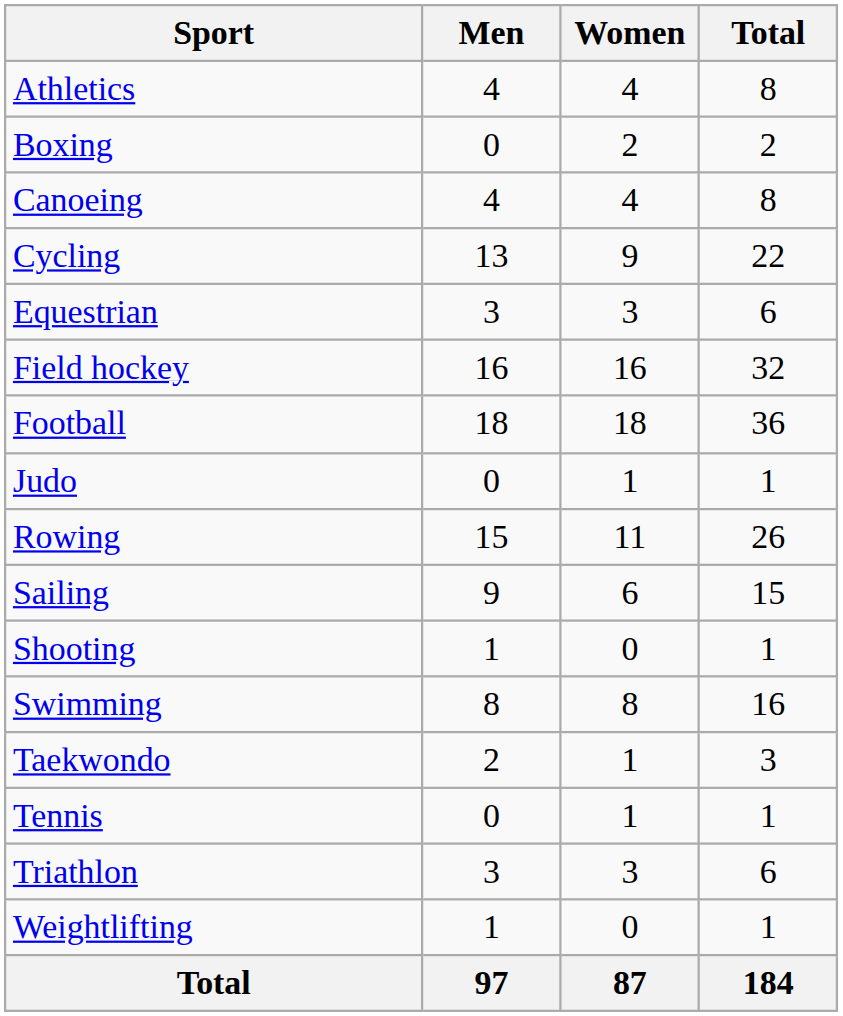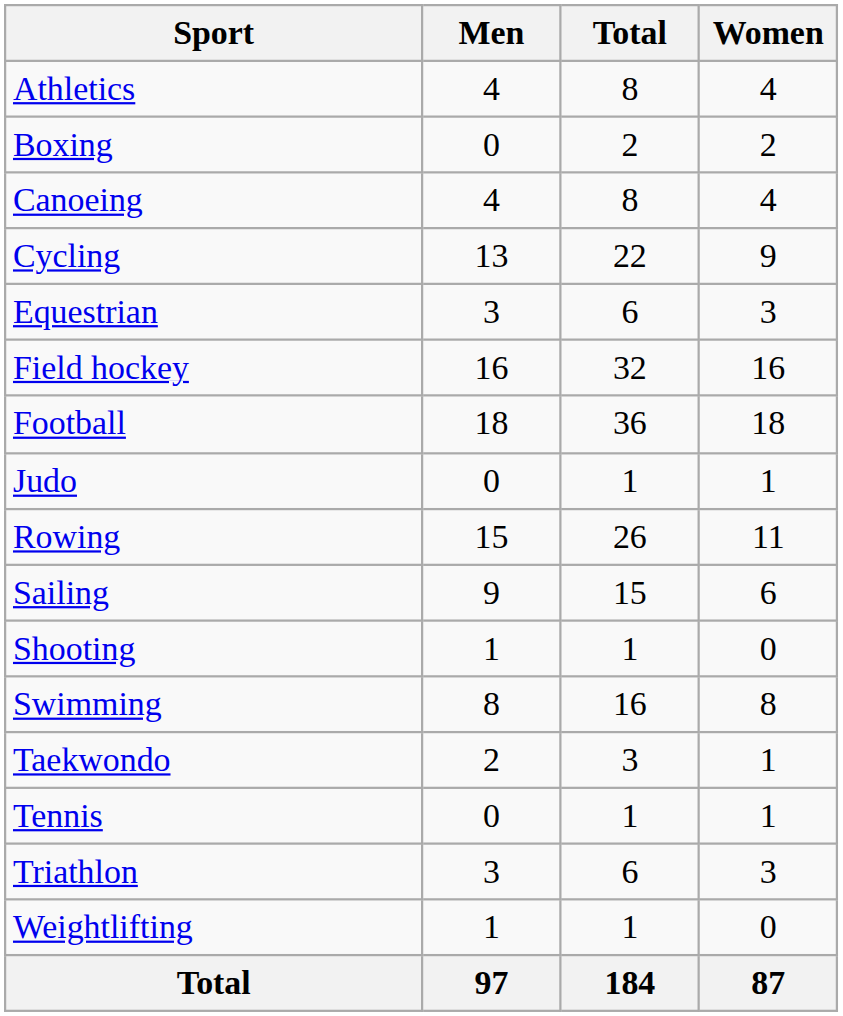columns swapped: (630, 32) <-> (768, 32)
